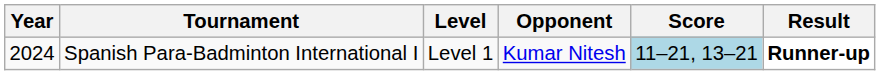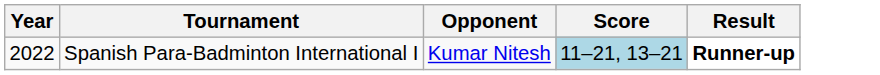- column: (461, 21)
(32, 53) 2024 -> (32, 53) 2022
